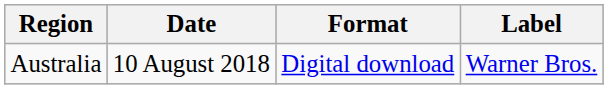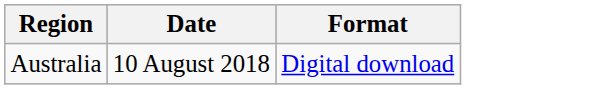- column: (531, 24)
